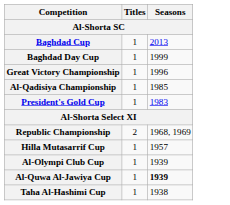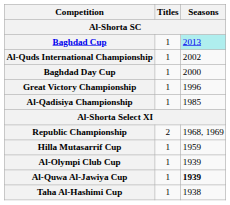(159, 42) no background -> (192, 42) paleturquoise background
+ row: (80, 57)
(159, 57) 1999 -> (192, 72) 2000
- row: (63, 102)
(159, 147) 1957 -> (192, 147) 1959
